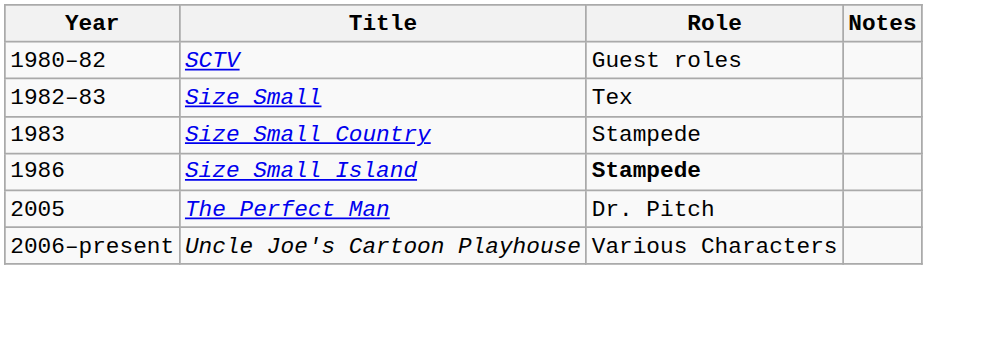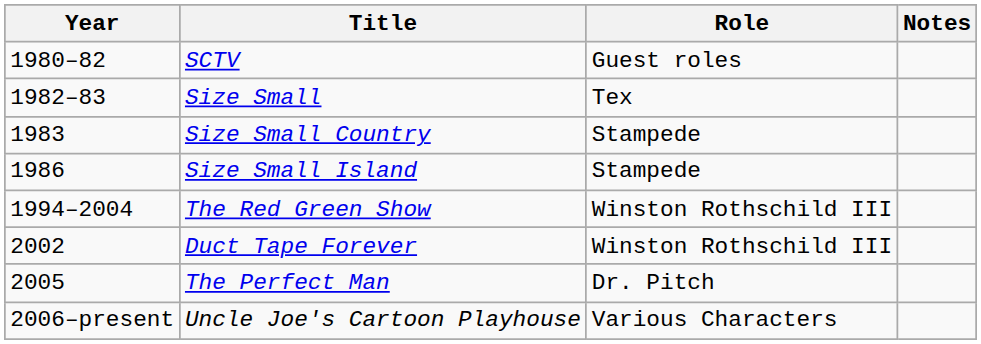(646, 172) bold -> (646, 172) normal
+ row: (308, 209)
+ row: (301, 246)
